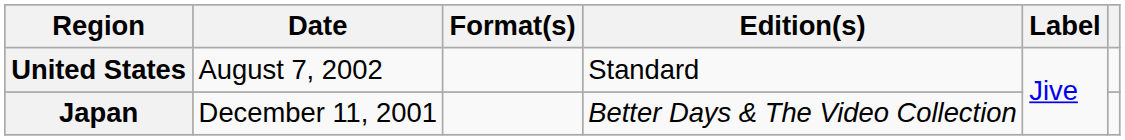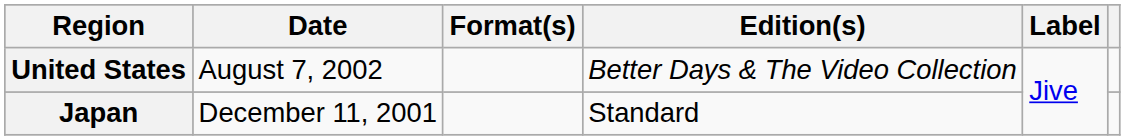(644, 69) Standard -> (802, 69) Better Days & The Video Collection
(802, 112) Better Days & The Video Collection -> (644, 112) Standard
